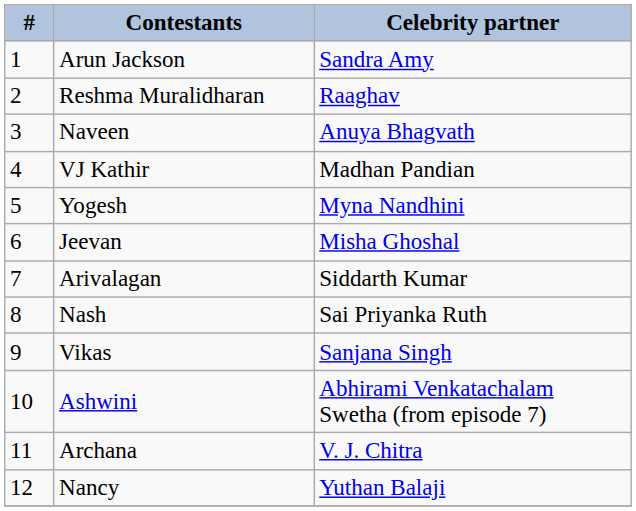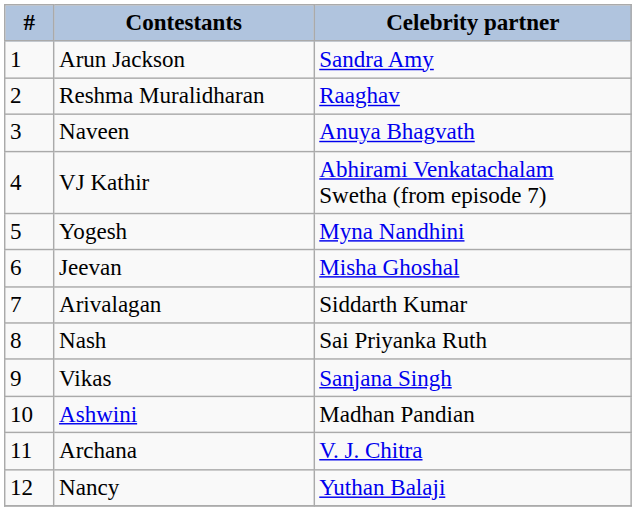(397, 168) Madhan Pandian -> (436, 181) Abhirami Venkatachalam Swetha (from episode 7)
(436, 401) Abhirami Venkatachalam Swetha (from episode 7) -> (397, 414) Madhan Pandian
